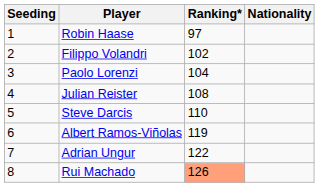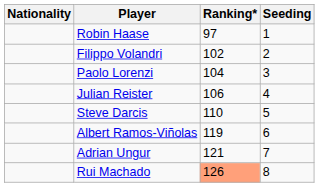columns swapped: (280, 14) <-> (32, 14)
(198, 93) 108 -> (213, 93) 106
(198, 152) 122 -> (213, 152) 121
